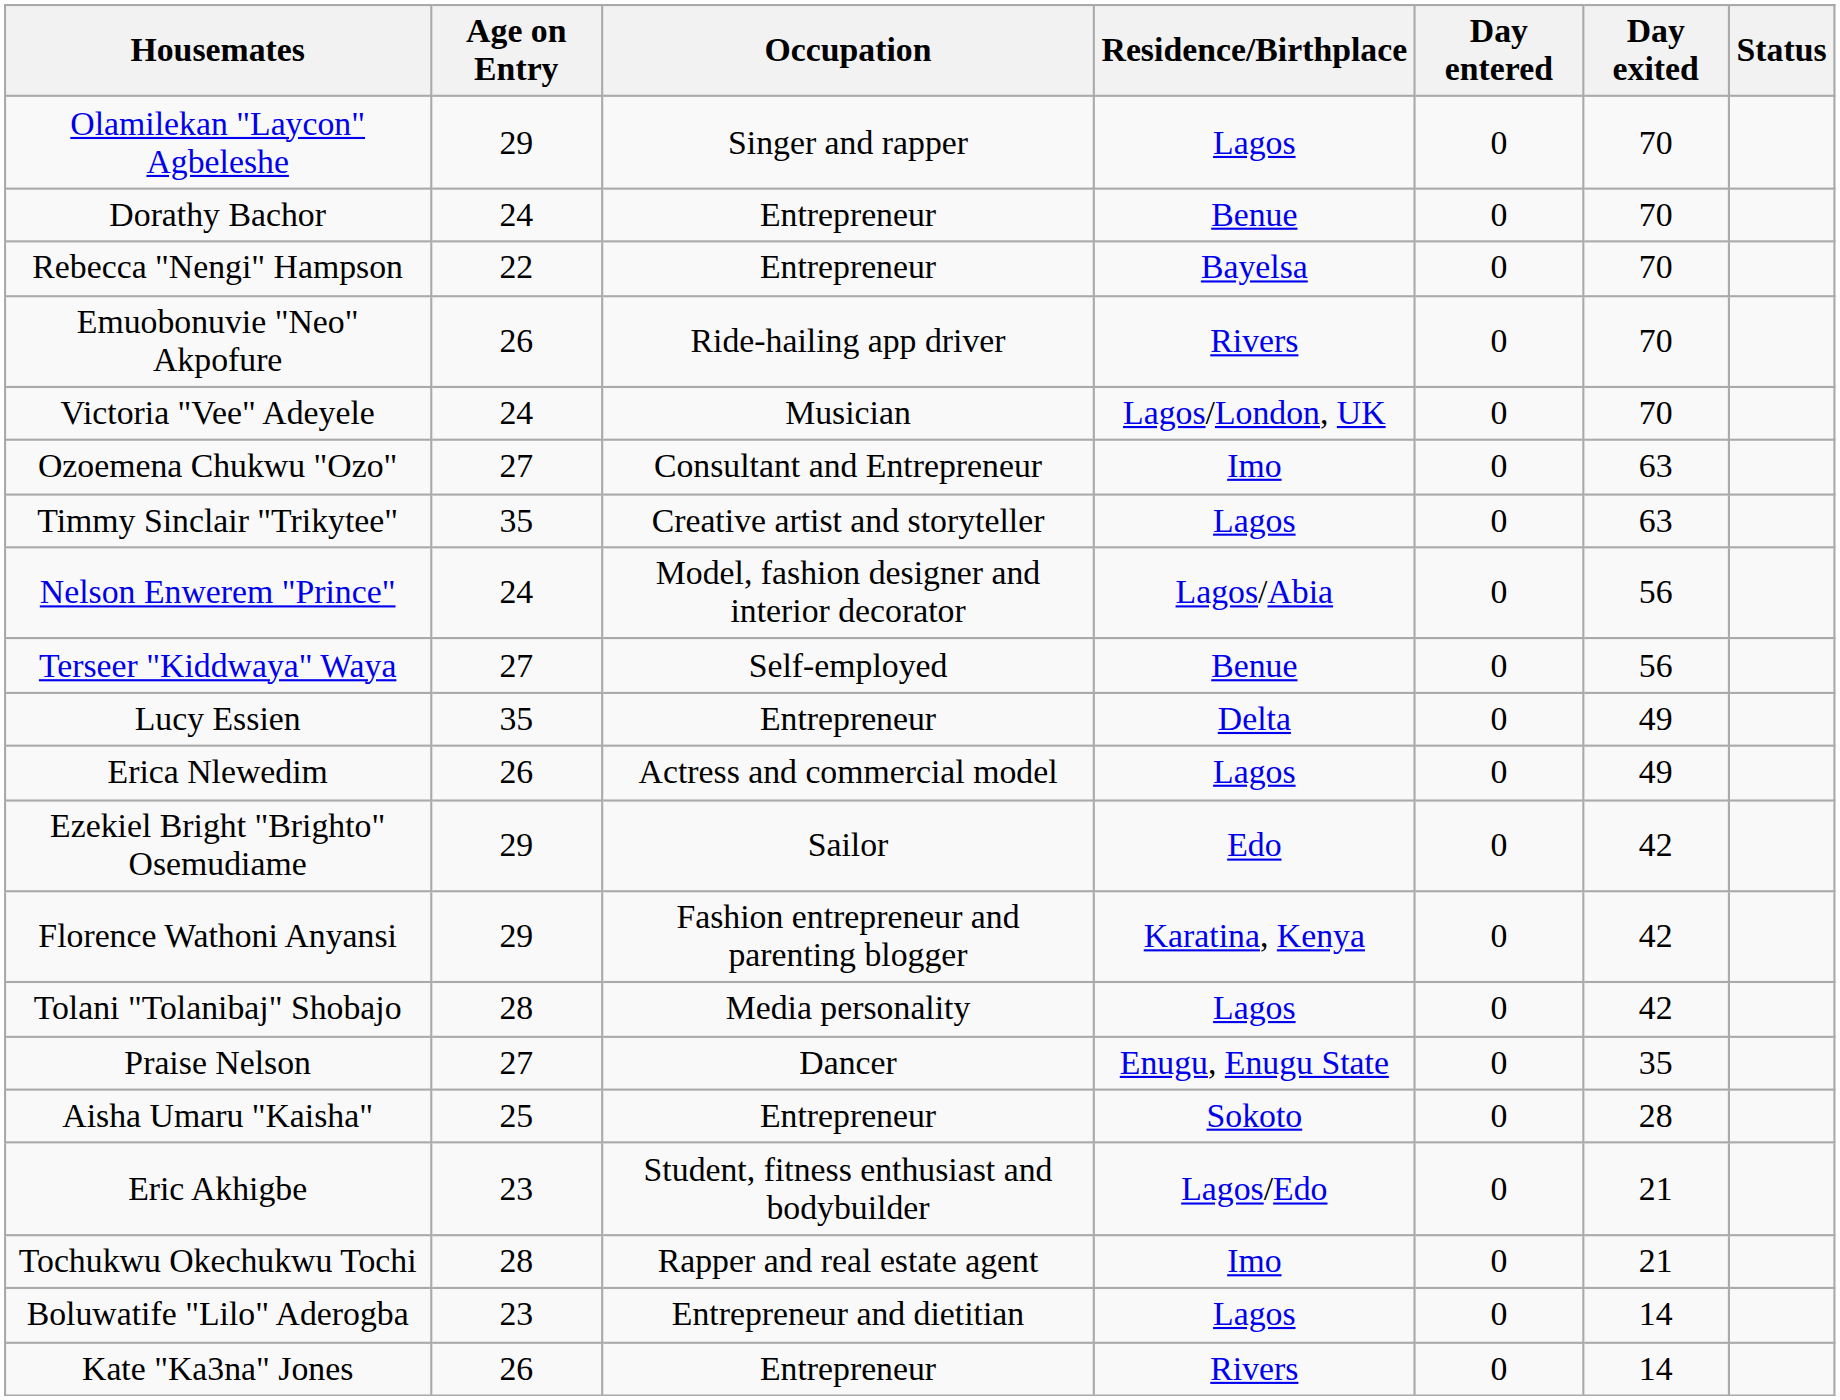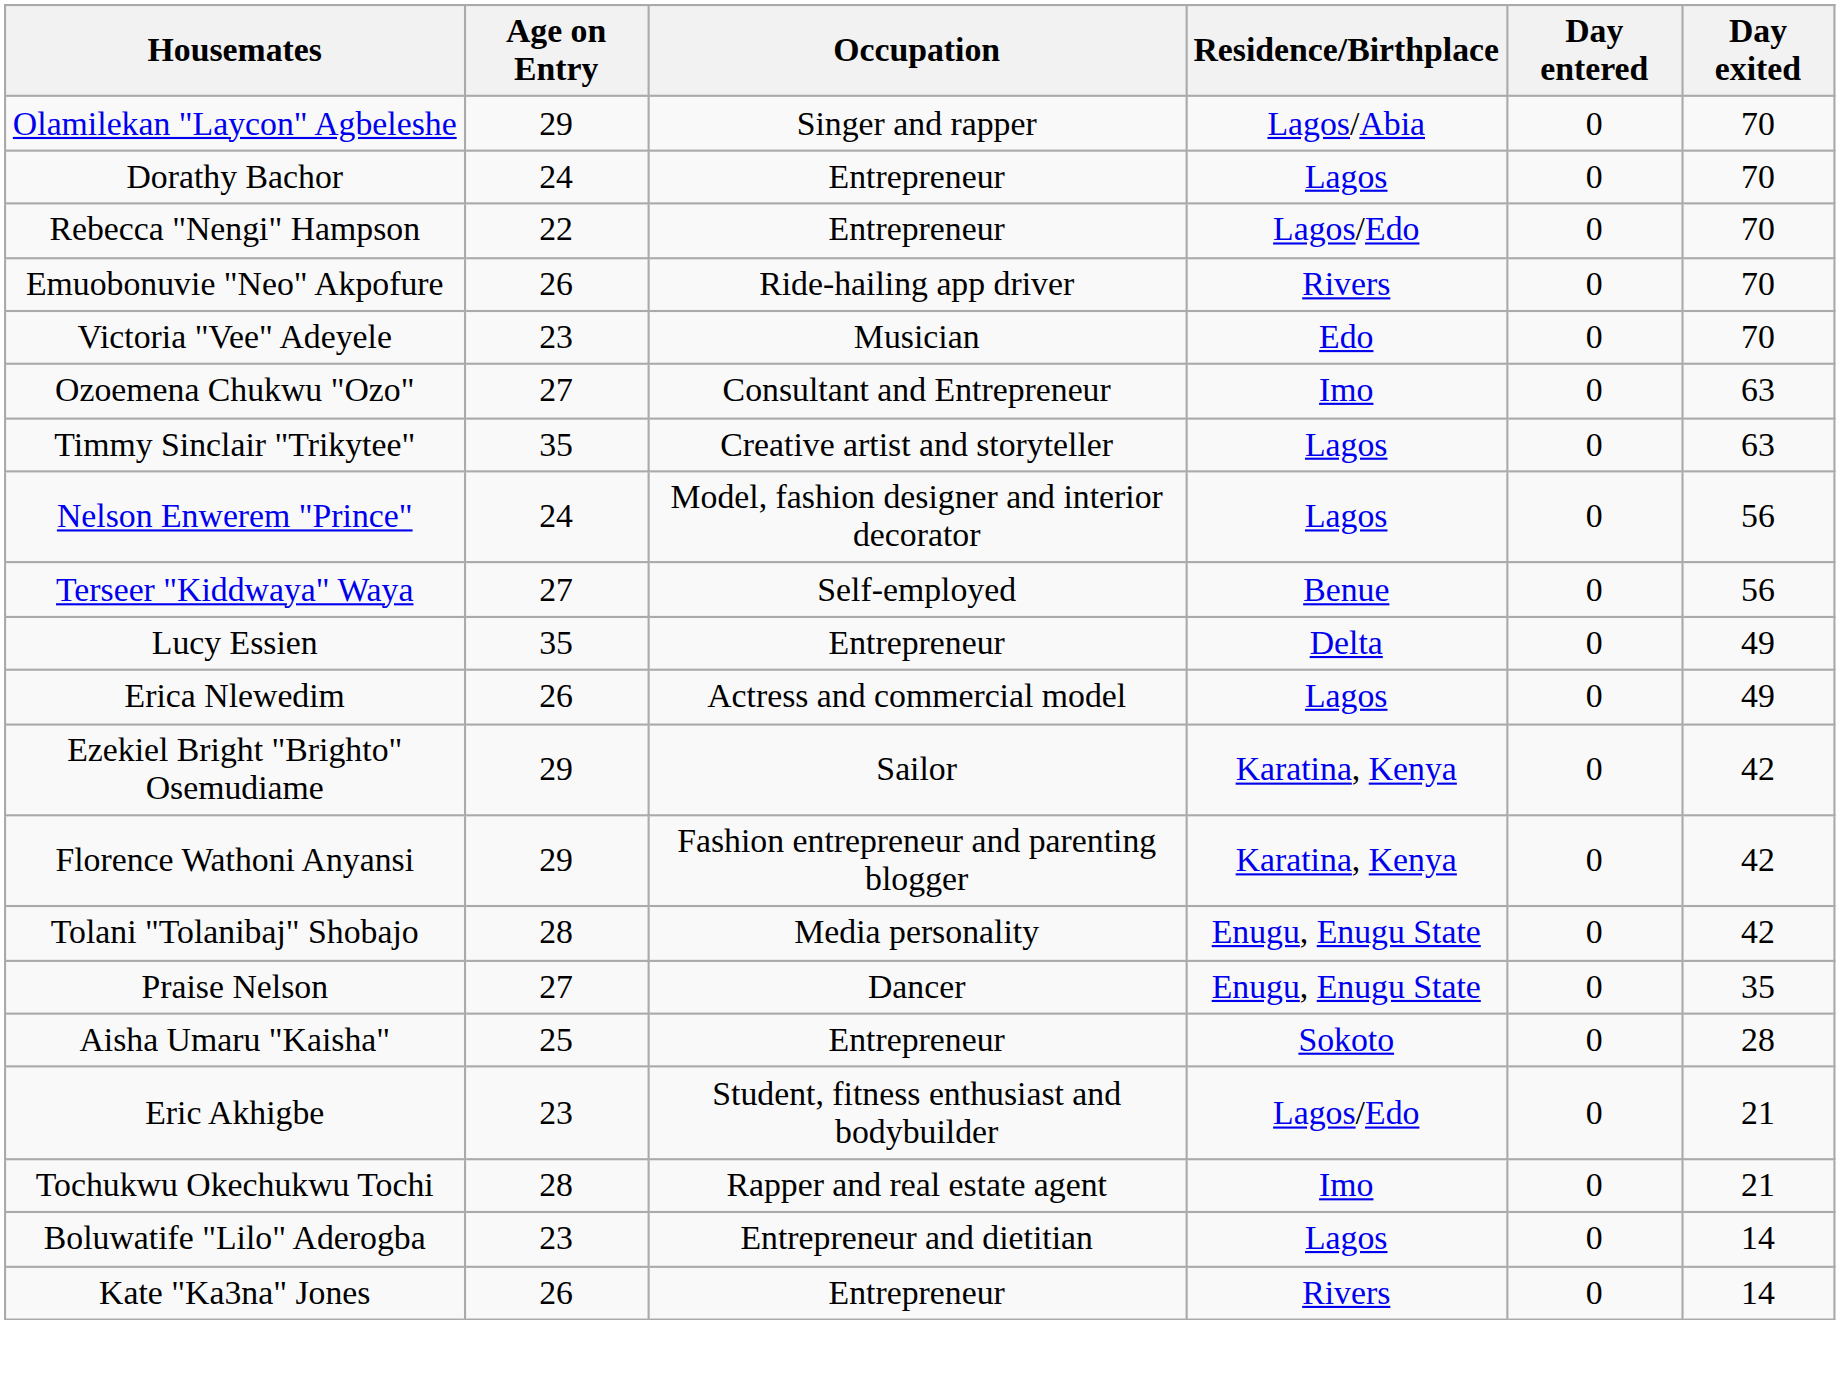- column: (1782, 50)
(1254, 141) Lagos -> (1346, 122) Lagos/Abia
(1254, 214) Benue -> (1346, 176) Lagos
(1254, 267) Bayelsa -> (1346, 229) Lagos/Edo
(516, 412) 24 -> (556, 336) 23
(1254, 412) Lagos/London, UK -> (1346, 336) Edo
(1254, 592) Lagos/Abia -> (1346, 516) Lagos
(1254, 844) Edo -> (1346, 768) Karatina, Kenya
(1254, 1008) Lagos -> (1346, 932) Enugu, Enugu State
